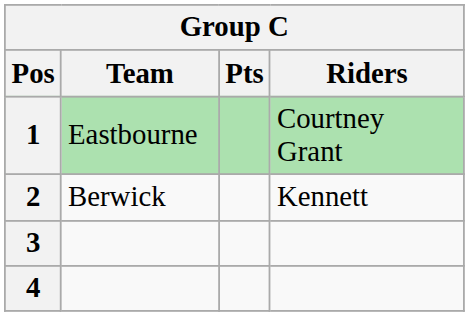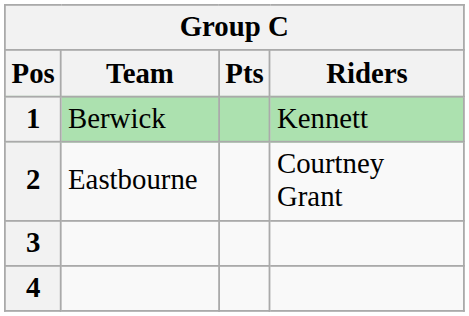(133, 134) Eastbourne -> (117, 118) Berwick
(331, 134) Courtney Grant -> (323, 118) Kennett
(117, 196) Berwick -> (133, 180) Eastbourne
(323, 196) Kennett -> (331, 180) Courtney Grant
